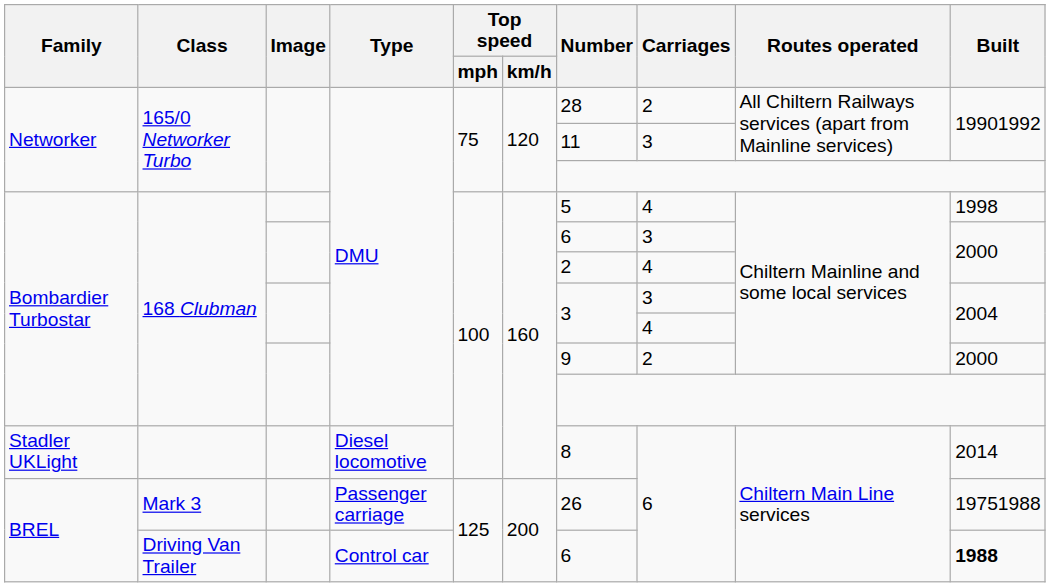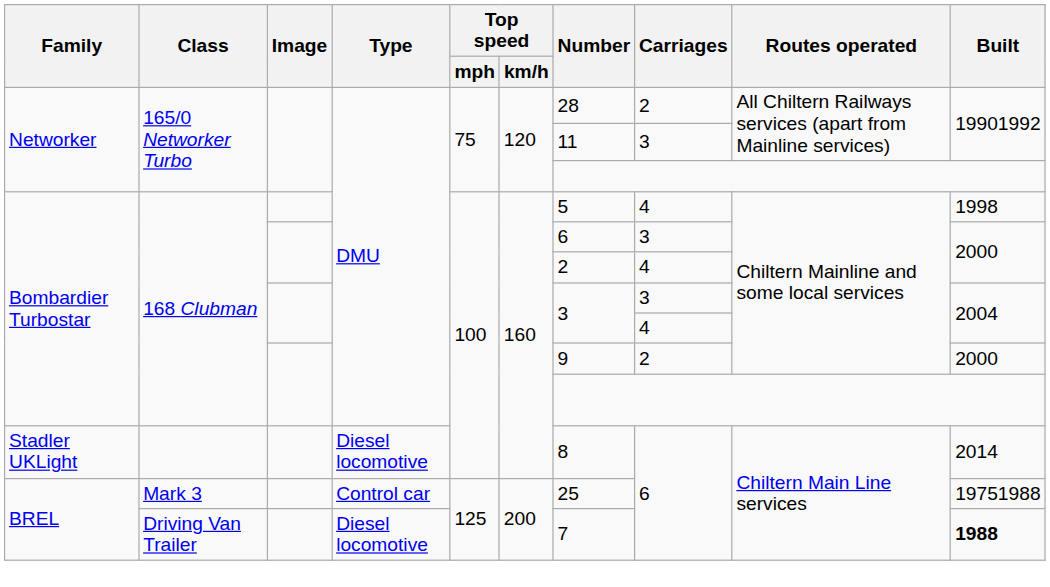(381, 503) Passenger carriage -> (383, 493) Control car
(571, 503) 26 -> (568, 493) 25
(382, 555) Control car -> (382, 534) Diesel locomotive
(566, 555) 6 -> (563, 534) 7
